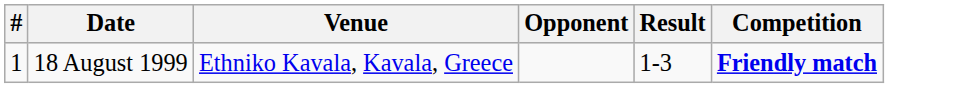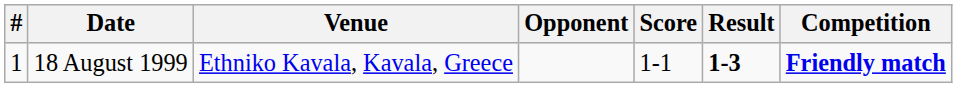+ column: (668, 23)
(656, 62) normal -> (725, 62) bold
